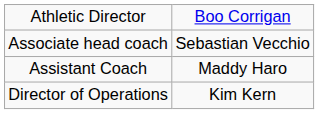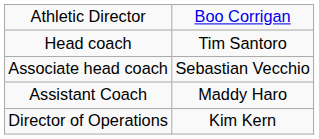+ row: (88, 43)
